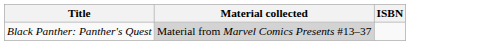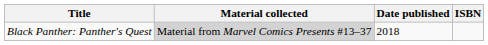+ column: (413, 13)
